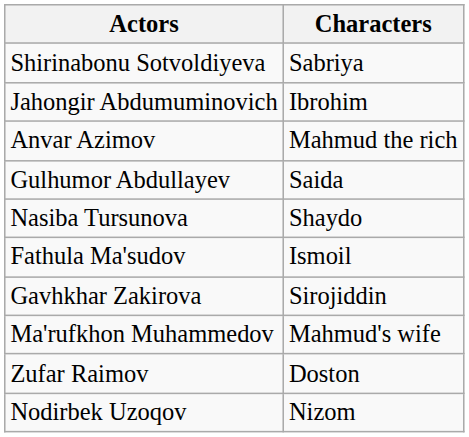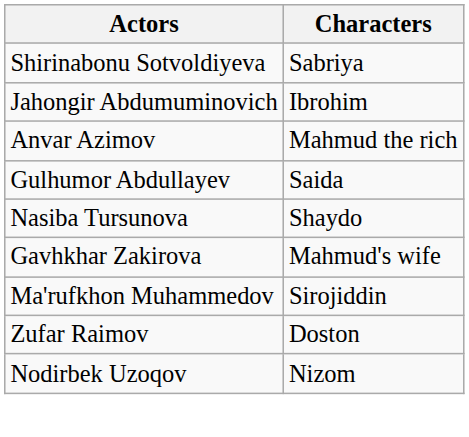- row: (98, 256)
(338, 295) Sirojiddin -> (365, 256) Mahmud's wife
(365, 334) Mahmud's wife -> (338, 295) Sirojiddin
